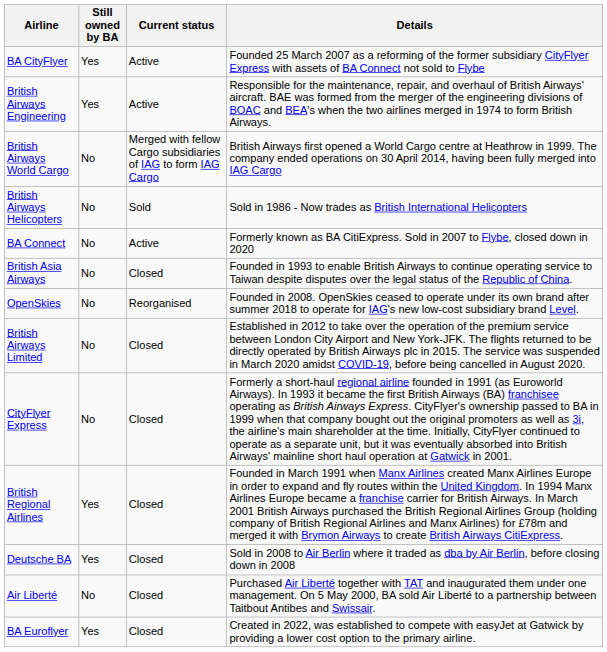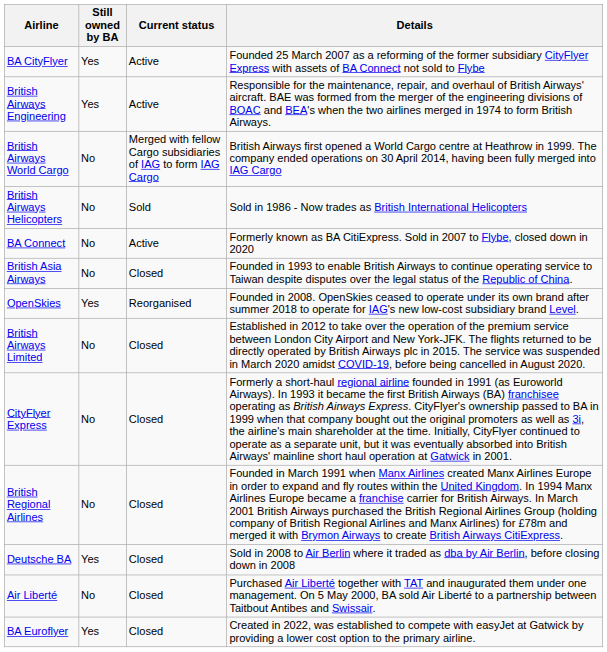(88, 303) No -> (90, 303) Yes
(90, 505) Yes -> (88, 505) No
